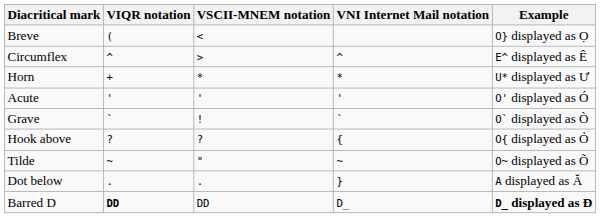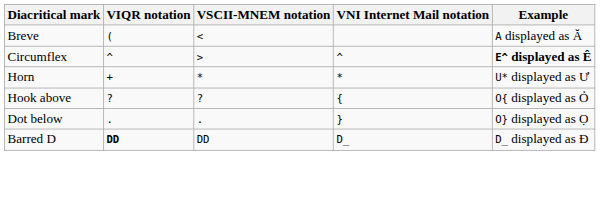(542, 35) O} displayed as Ọ -> (539, 35) A displayed as Ă
(541, 56) normal -> (543, 56) bold
- row: (23, 98)
- row: (23, 118)
- row: (21, 160)
(539, 181) A displayed as Ă -> (542, 118) O} displayed as Ọ
(544, 202) bold -> (542, 139) normal
